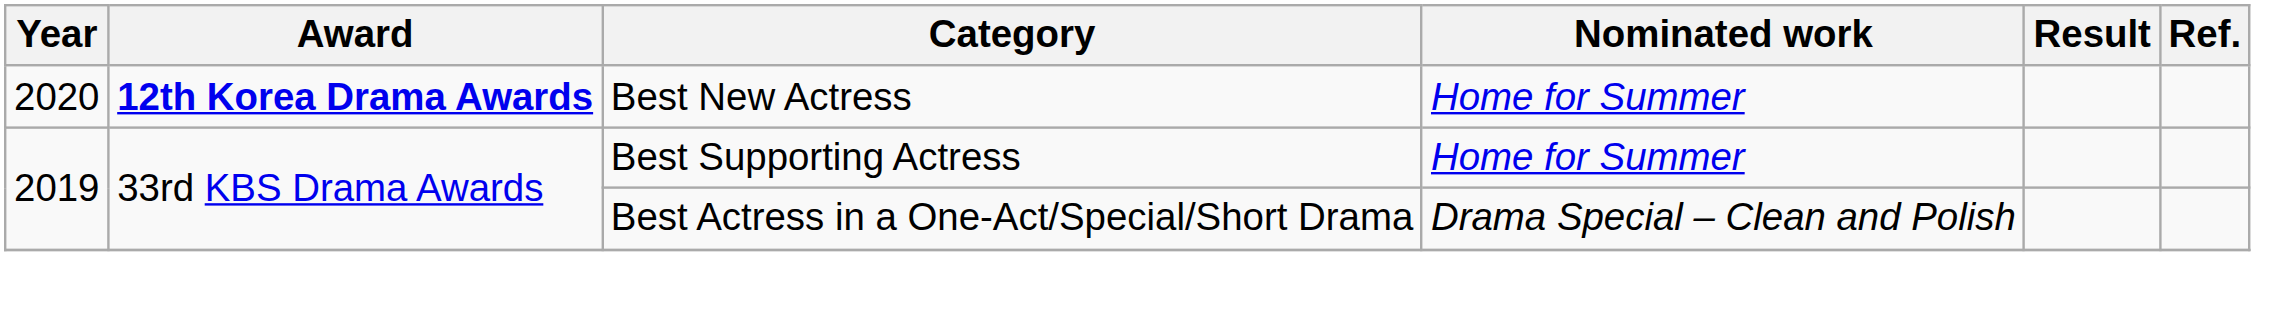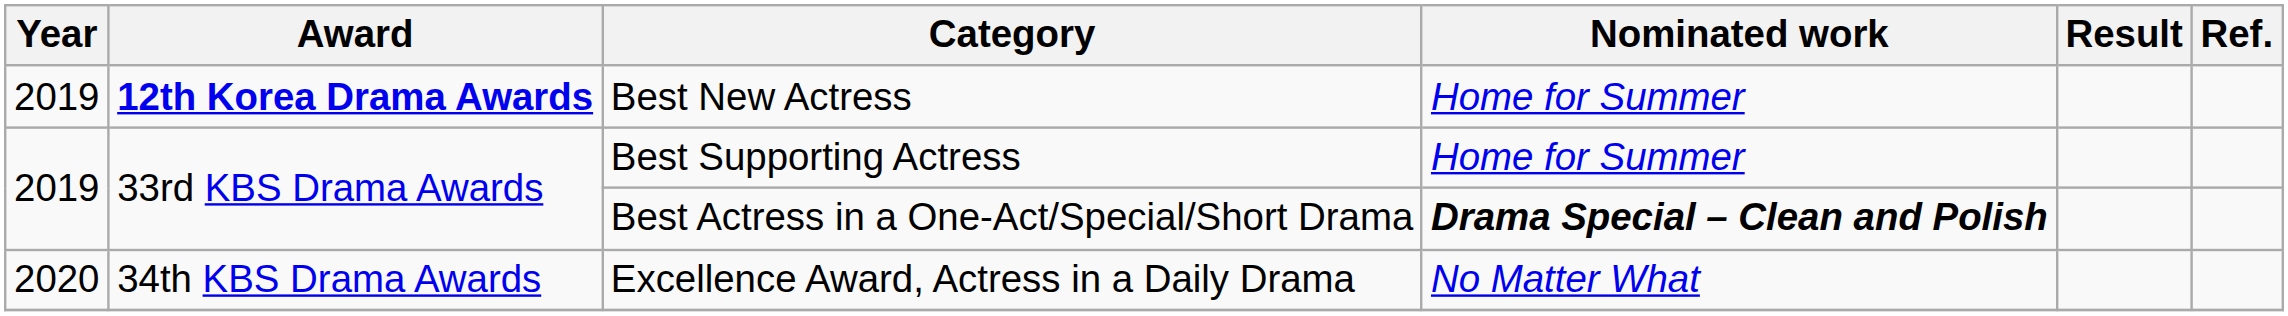(57, 95) 2020 -> (57, 95) 2019
(1723, 217) normal -> (1739, 217) bold
+ row: (983, 278)
